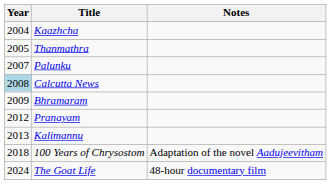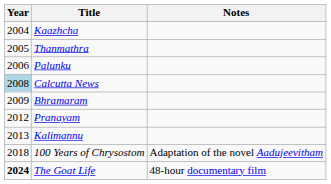(18, 65) 2007 -> (18, 65) 2006
(18, 170) normal -> (18, 170) bold
